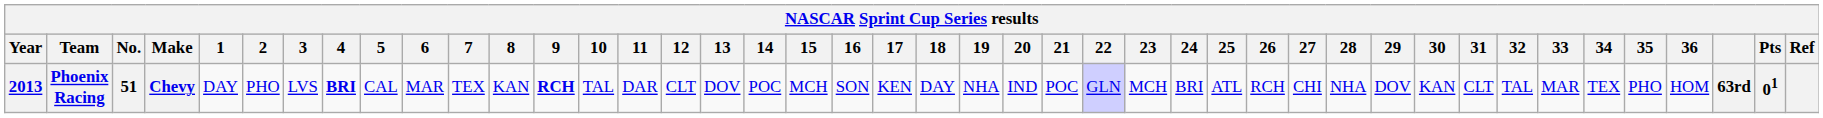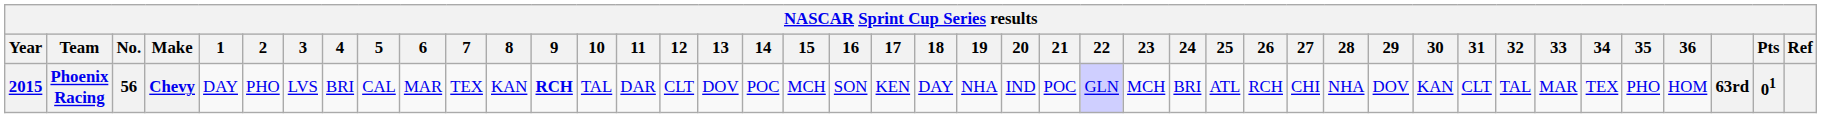(26, 87) 2013 -> (26, 87) 2015
(129, 87) 51 -> (129, 87) 56
(341, 87) bold -> (340, 87) normal
